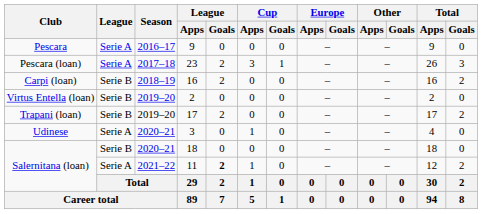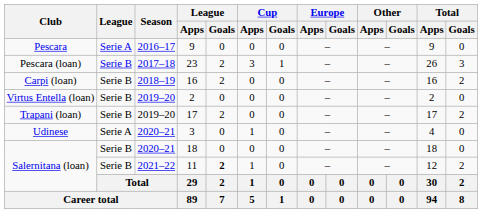(116, 64) Serie A -> (116, 64) Serie B
(116, 166) Serie A -> (116, 166) Serie B
